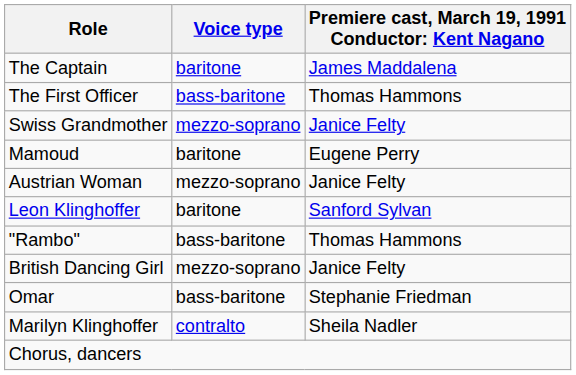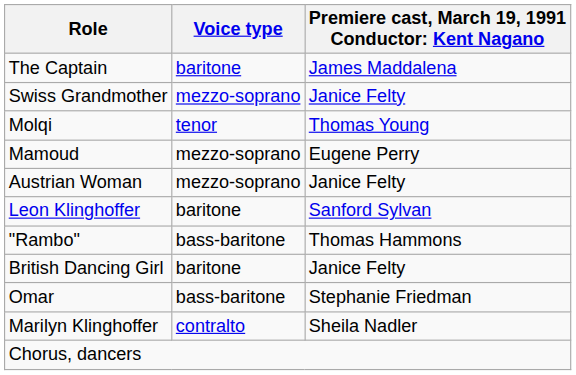- row: (73, 96)
+ row: (30, 125)
(209, 153) baritone -> (238, 153) mezzo-soprano
(238, 268) mezzo-soprano -> (209, 268) baritone
